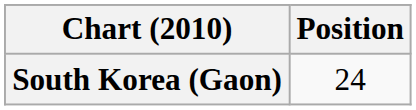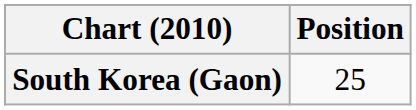(350, 78) 24 -> (350, 78) 25
